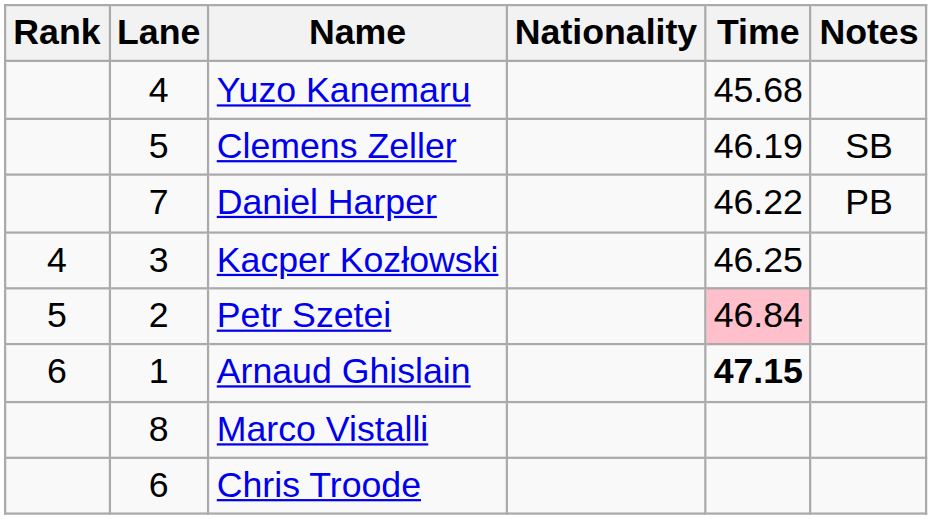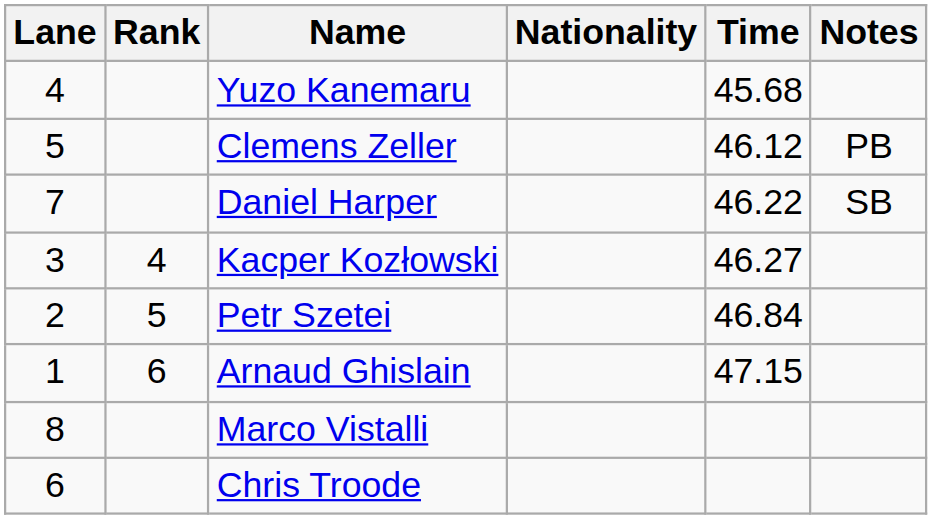columns swapped: (57, 32) <-> (159, 32)
(758, 145) 46.19 -> (758, 145) 46.12
(869, 145) SB -> (869, 145) PB
(869, 202) PB -> (869, 202) SB
(758, 259) 46.25 -> (758, 259) 46.27
(758, 315) pink background -> (758, 315) no background
(758, 372) bold -> (758, 372) normal
